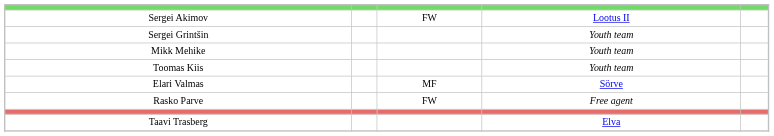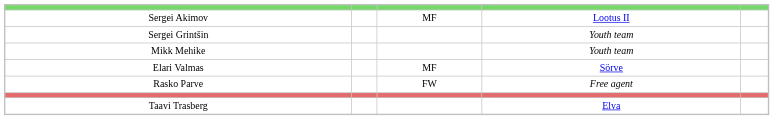(429, 18) FW -> (429, 18) MF
- row: (178, 67)
